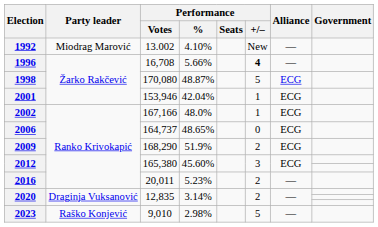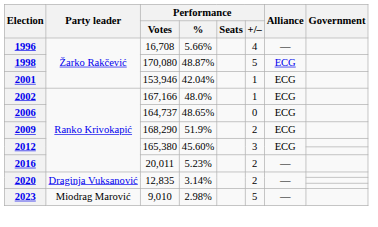- row: (25, 46)
(258, 63) bold -> (255, 46) normal
(93, 213) Raško Konjević -> (93, 197) Miodrag Marović
